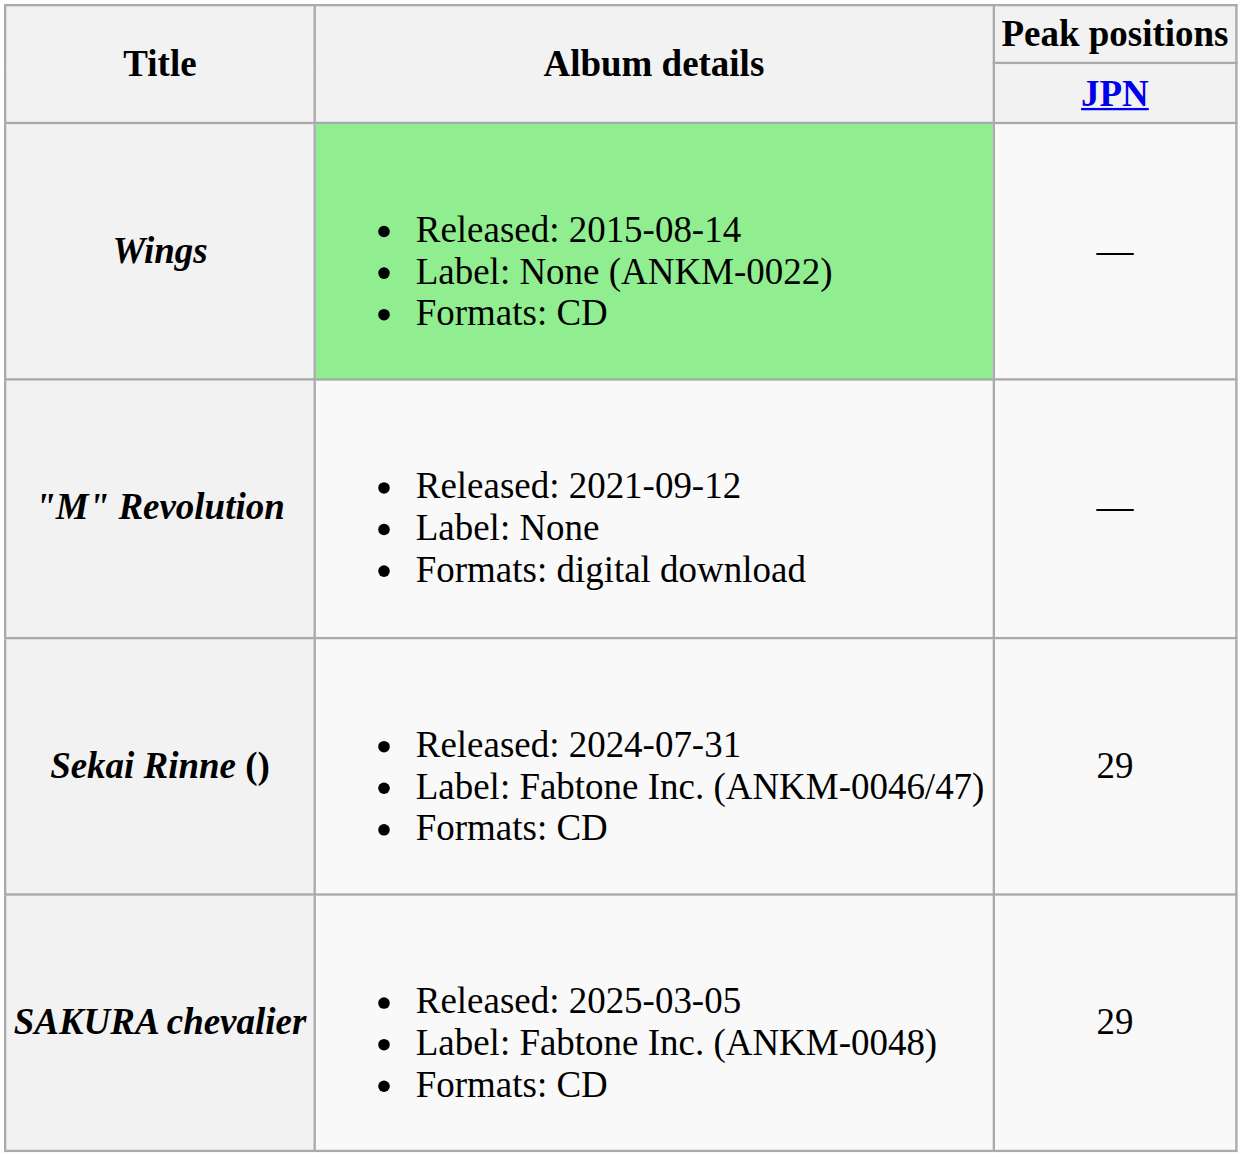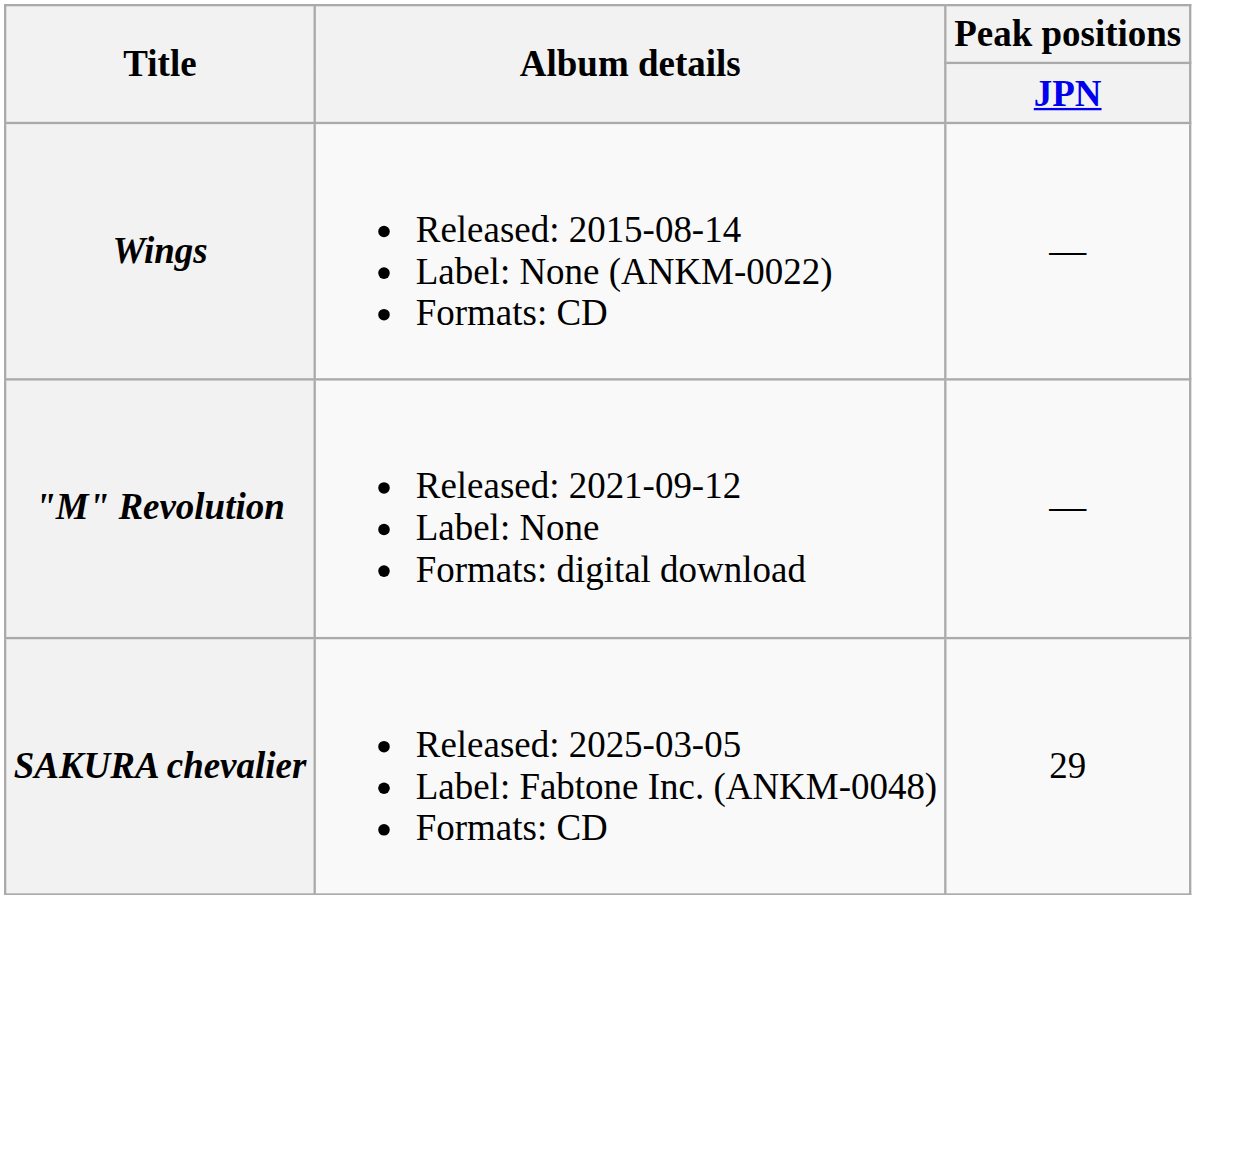(654, 272) lightgreen background -> (630, 272) no background
- row: (160, 764)
